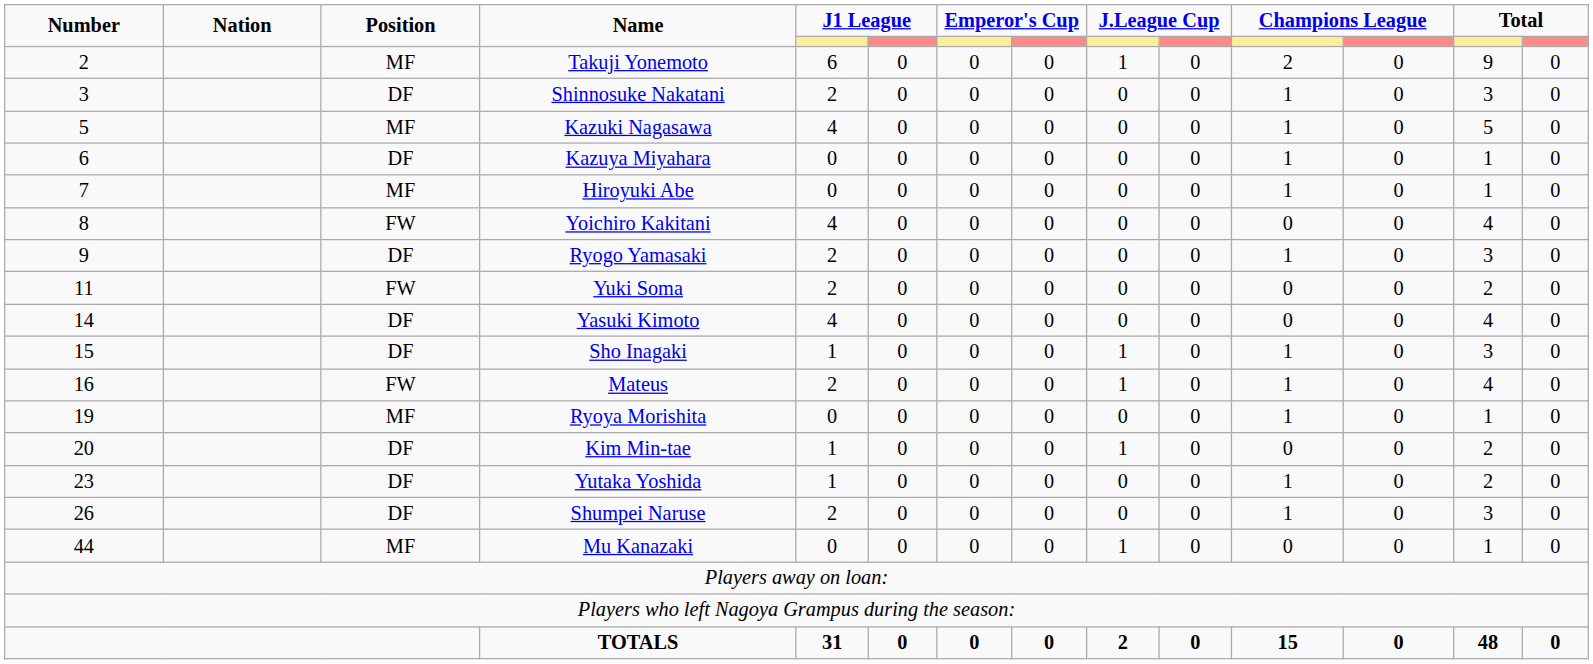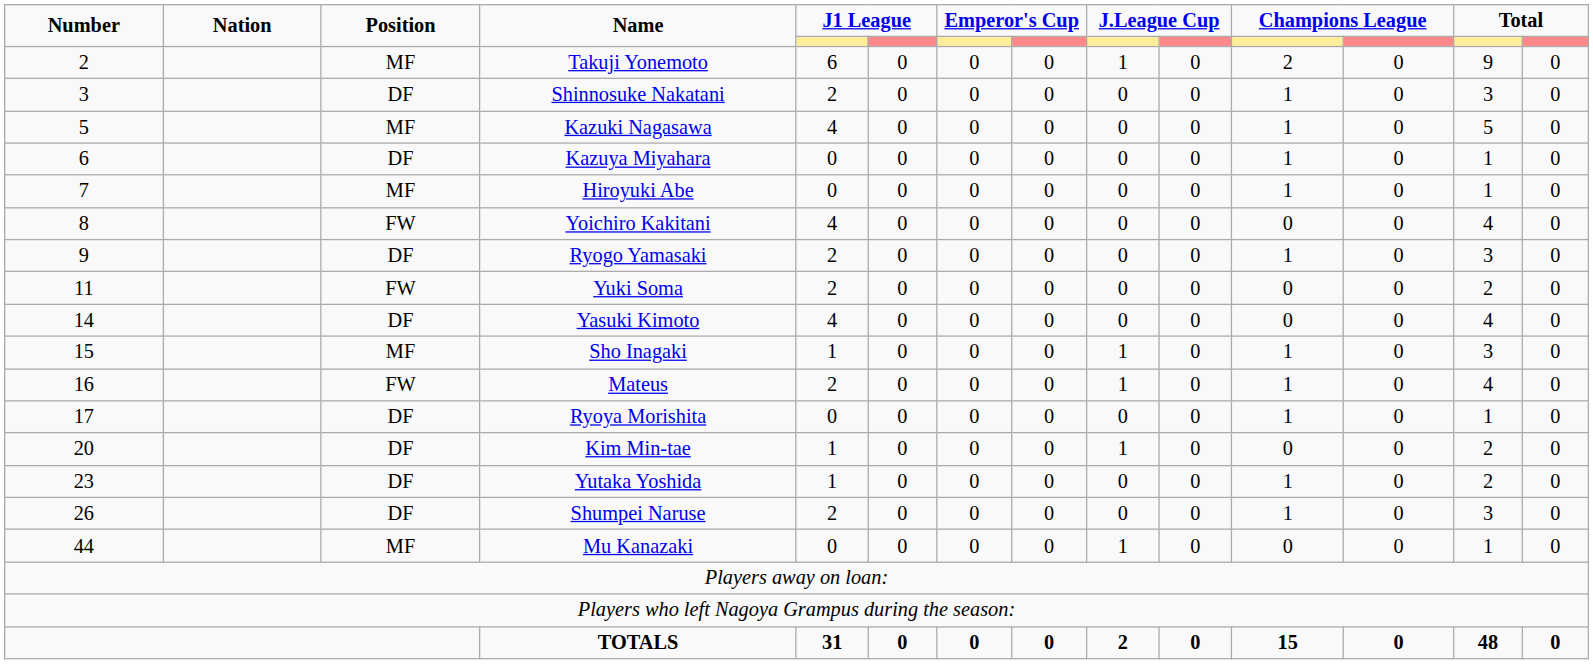(401, 352) DF -> (401, 352) MF
(84, 416) 19 -> (84, 416) 17
(401, 416) MF -> (401, 416) DF
